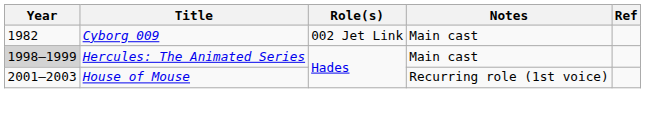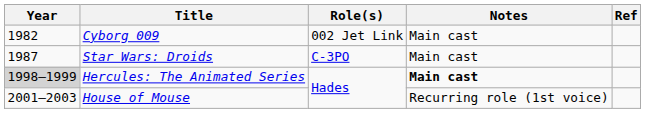+ row: (148, 56)
(444, 56) normal -> (444, 77) bold
